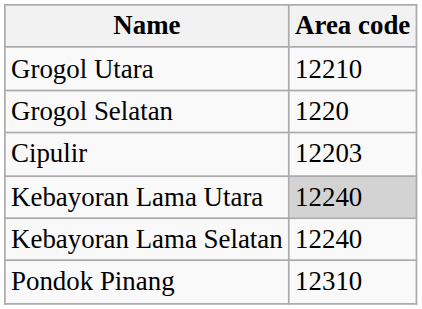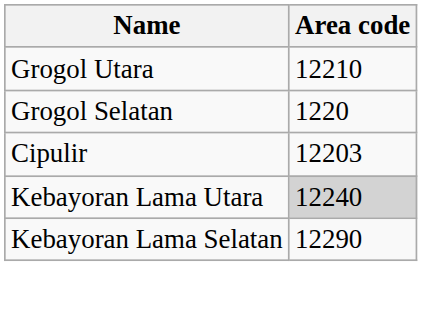(329, 238) 12240 -> (329, 238) 12290
- row: (93, 281)
